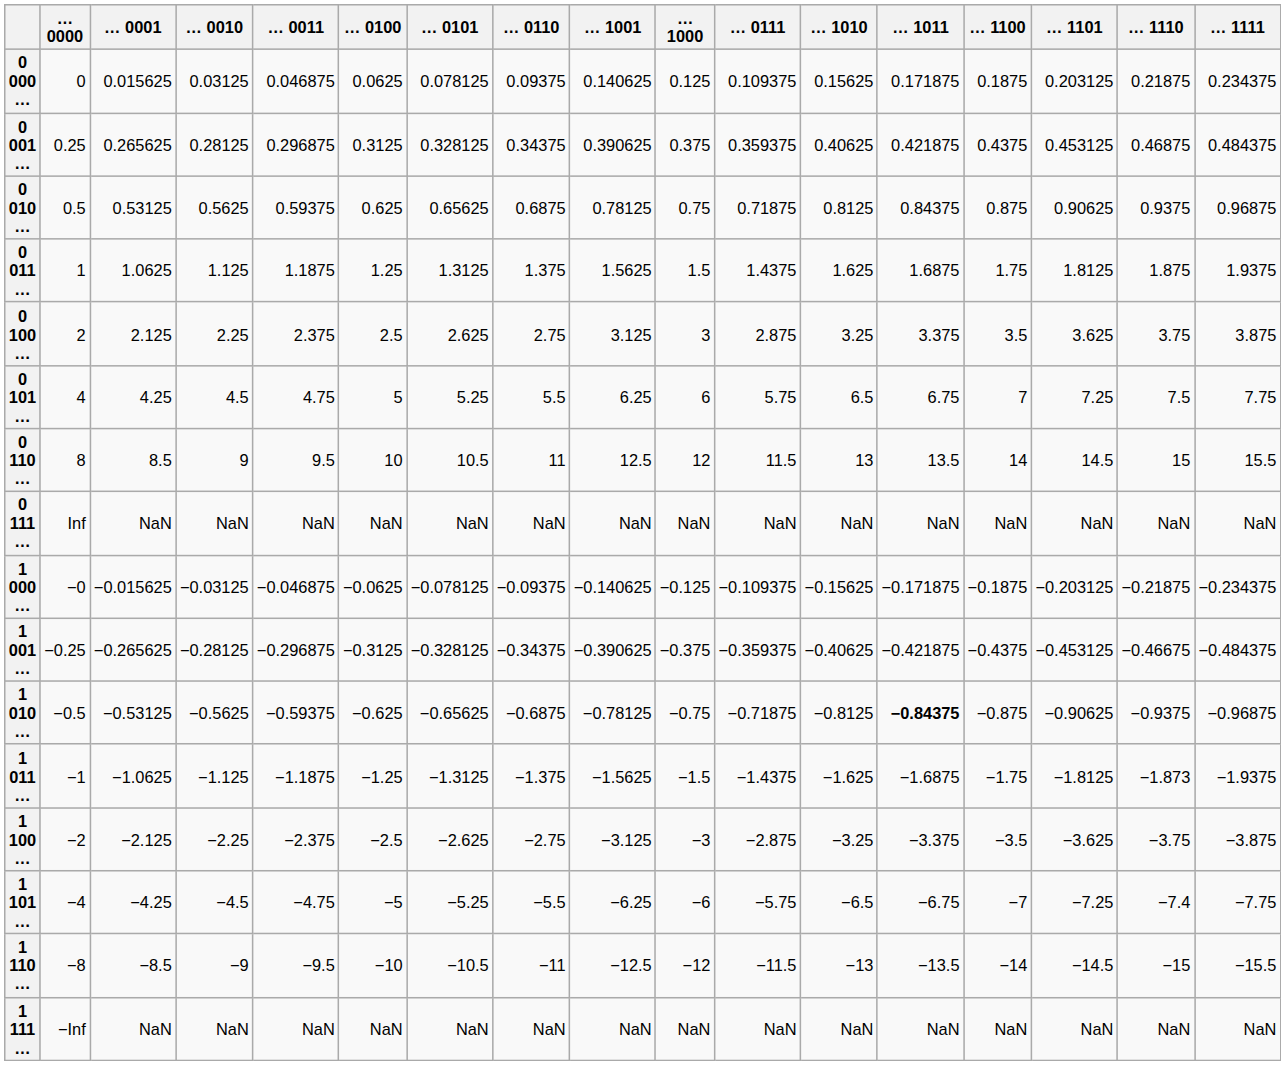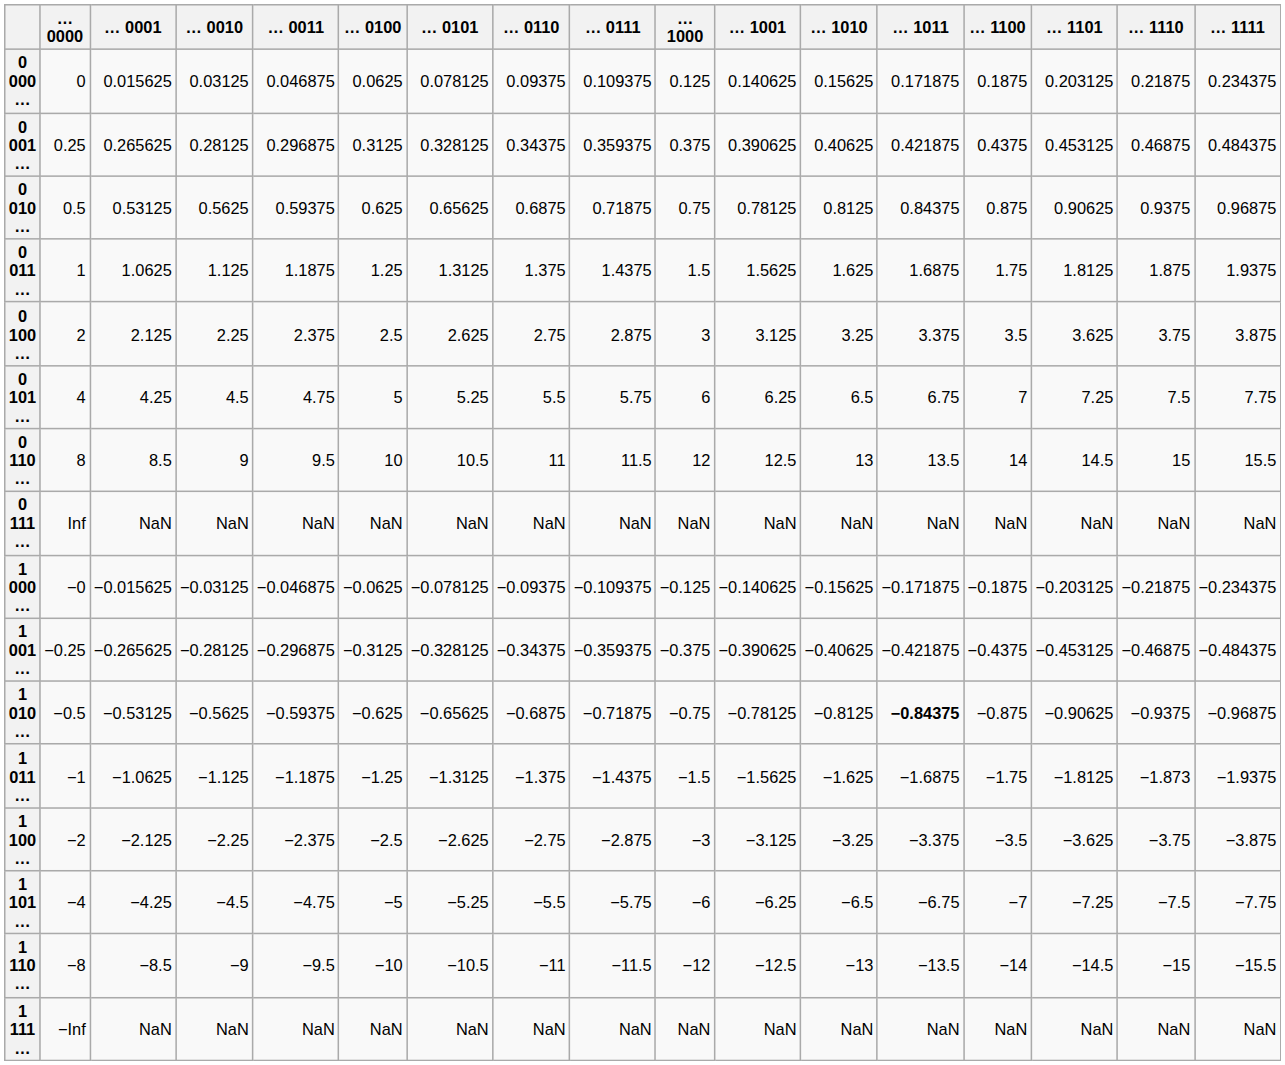columns swapped: (757, 27) <-> (613, 27)
(1156, 649) −0.46675 -> (1156, 649) −0.46875
(1174, 902) −7.4 -> (1174, 902) −7.5
